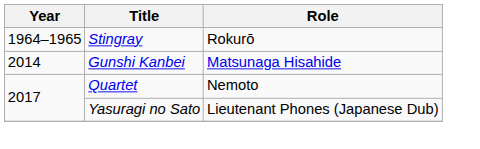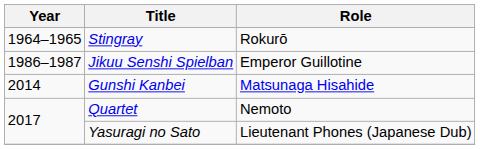+ row: (161, 62)
